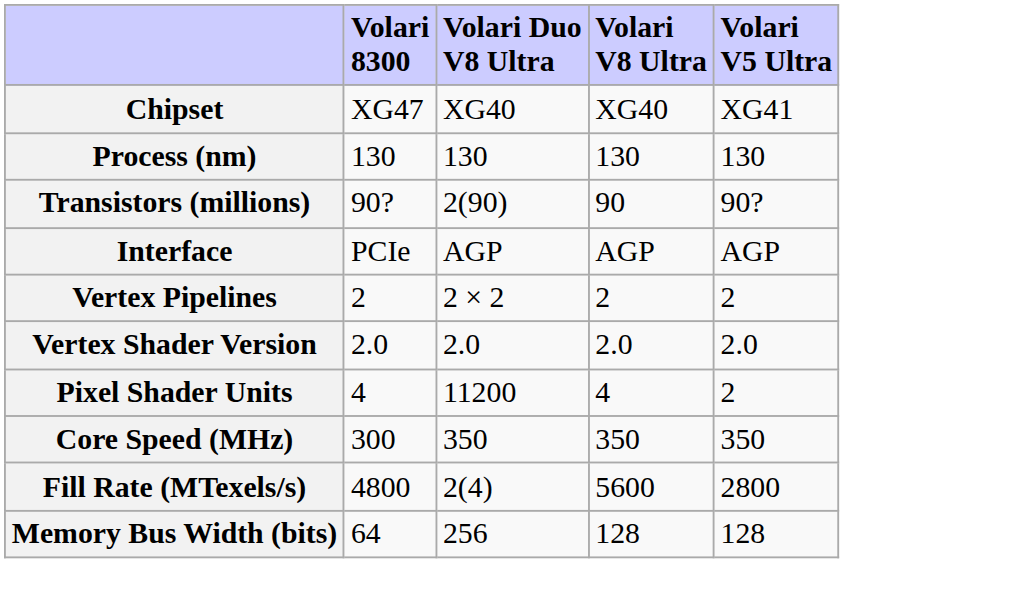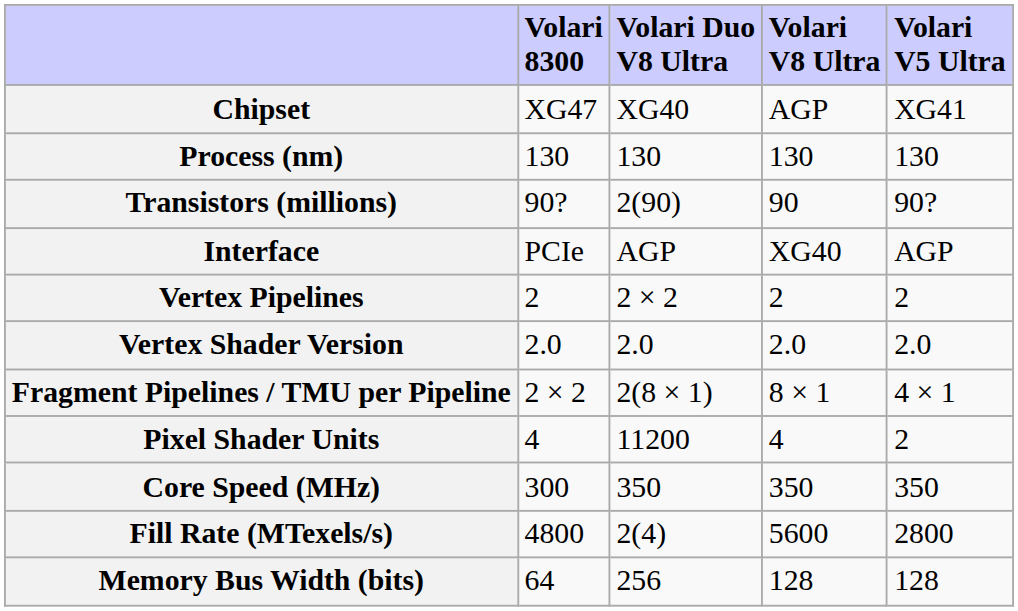(632, 108) XG40 -> (799, 108) AGP
(625, 250) AGP -> (805, 250) XG40
+ row: (261, 391)
